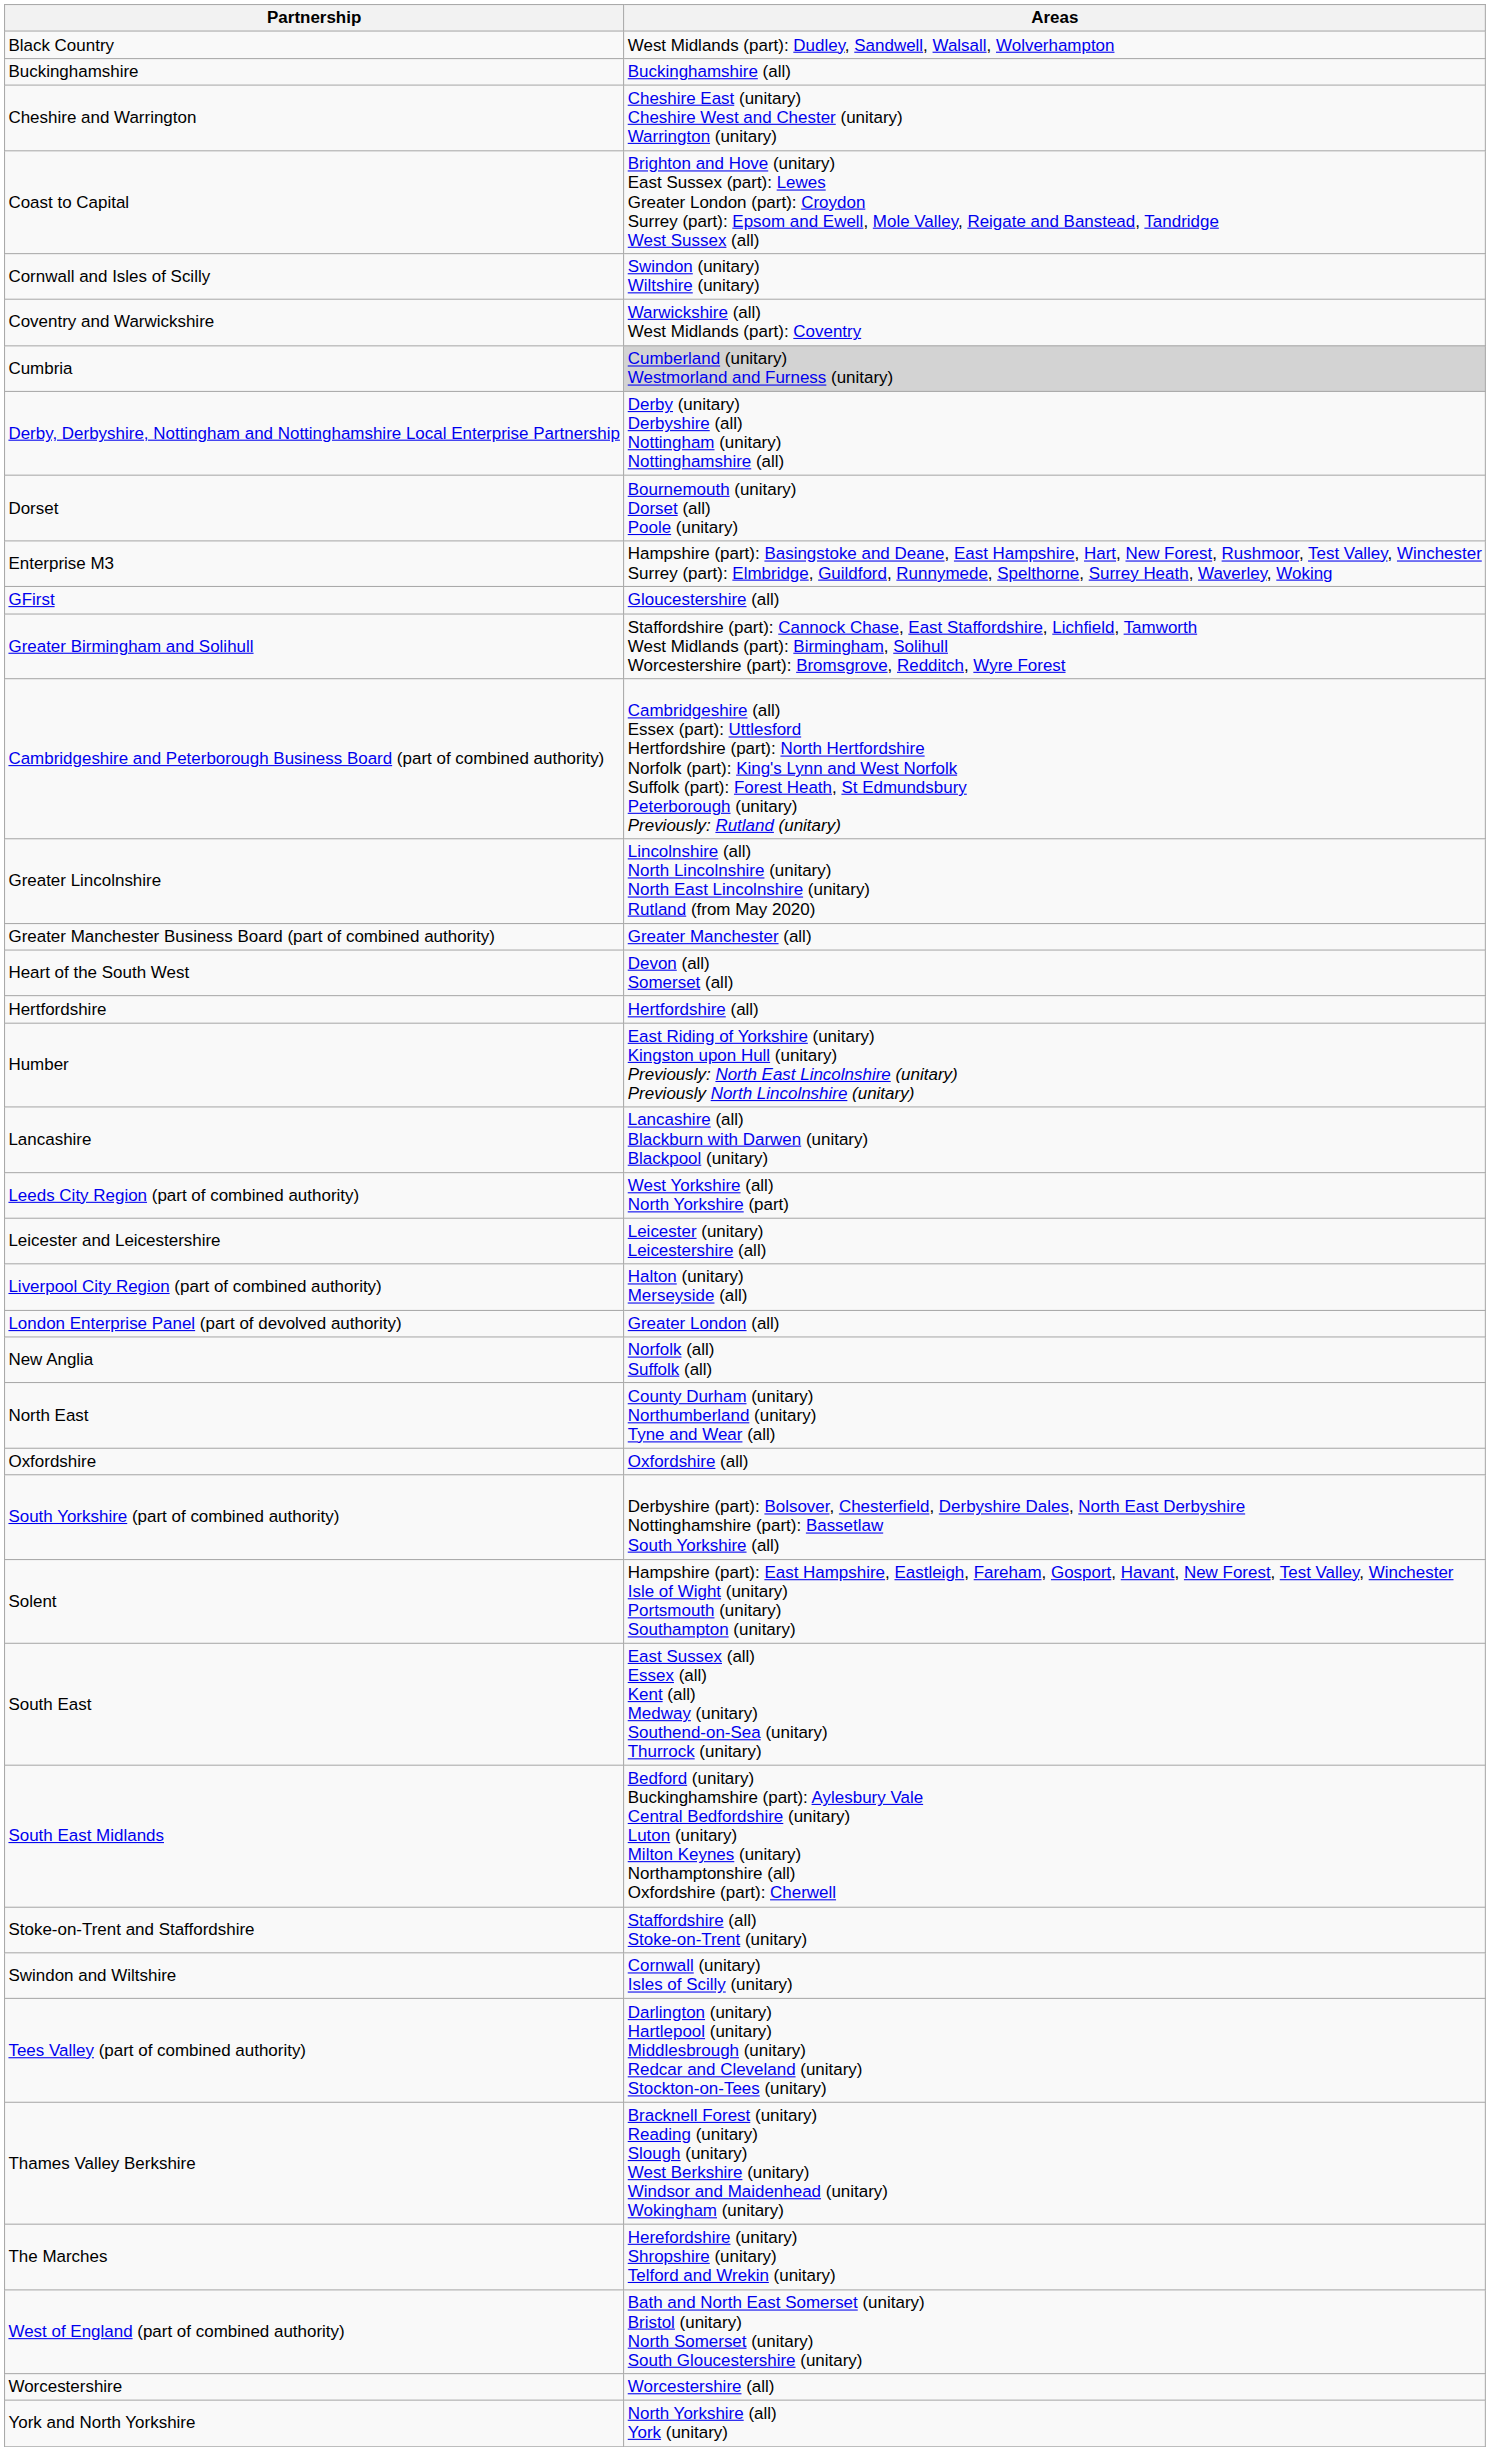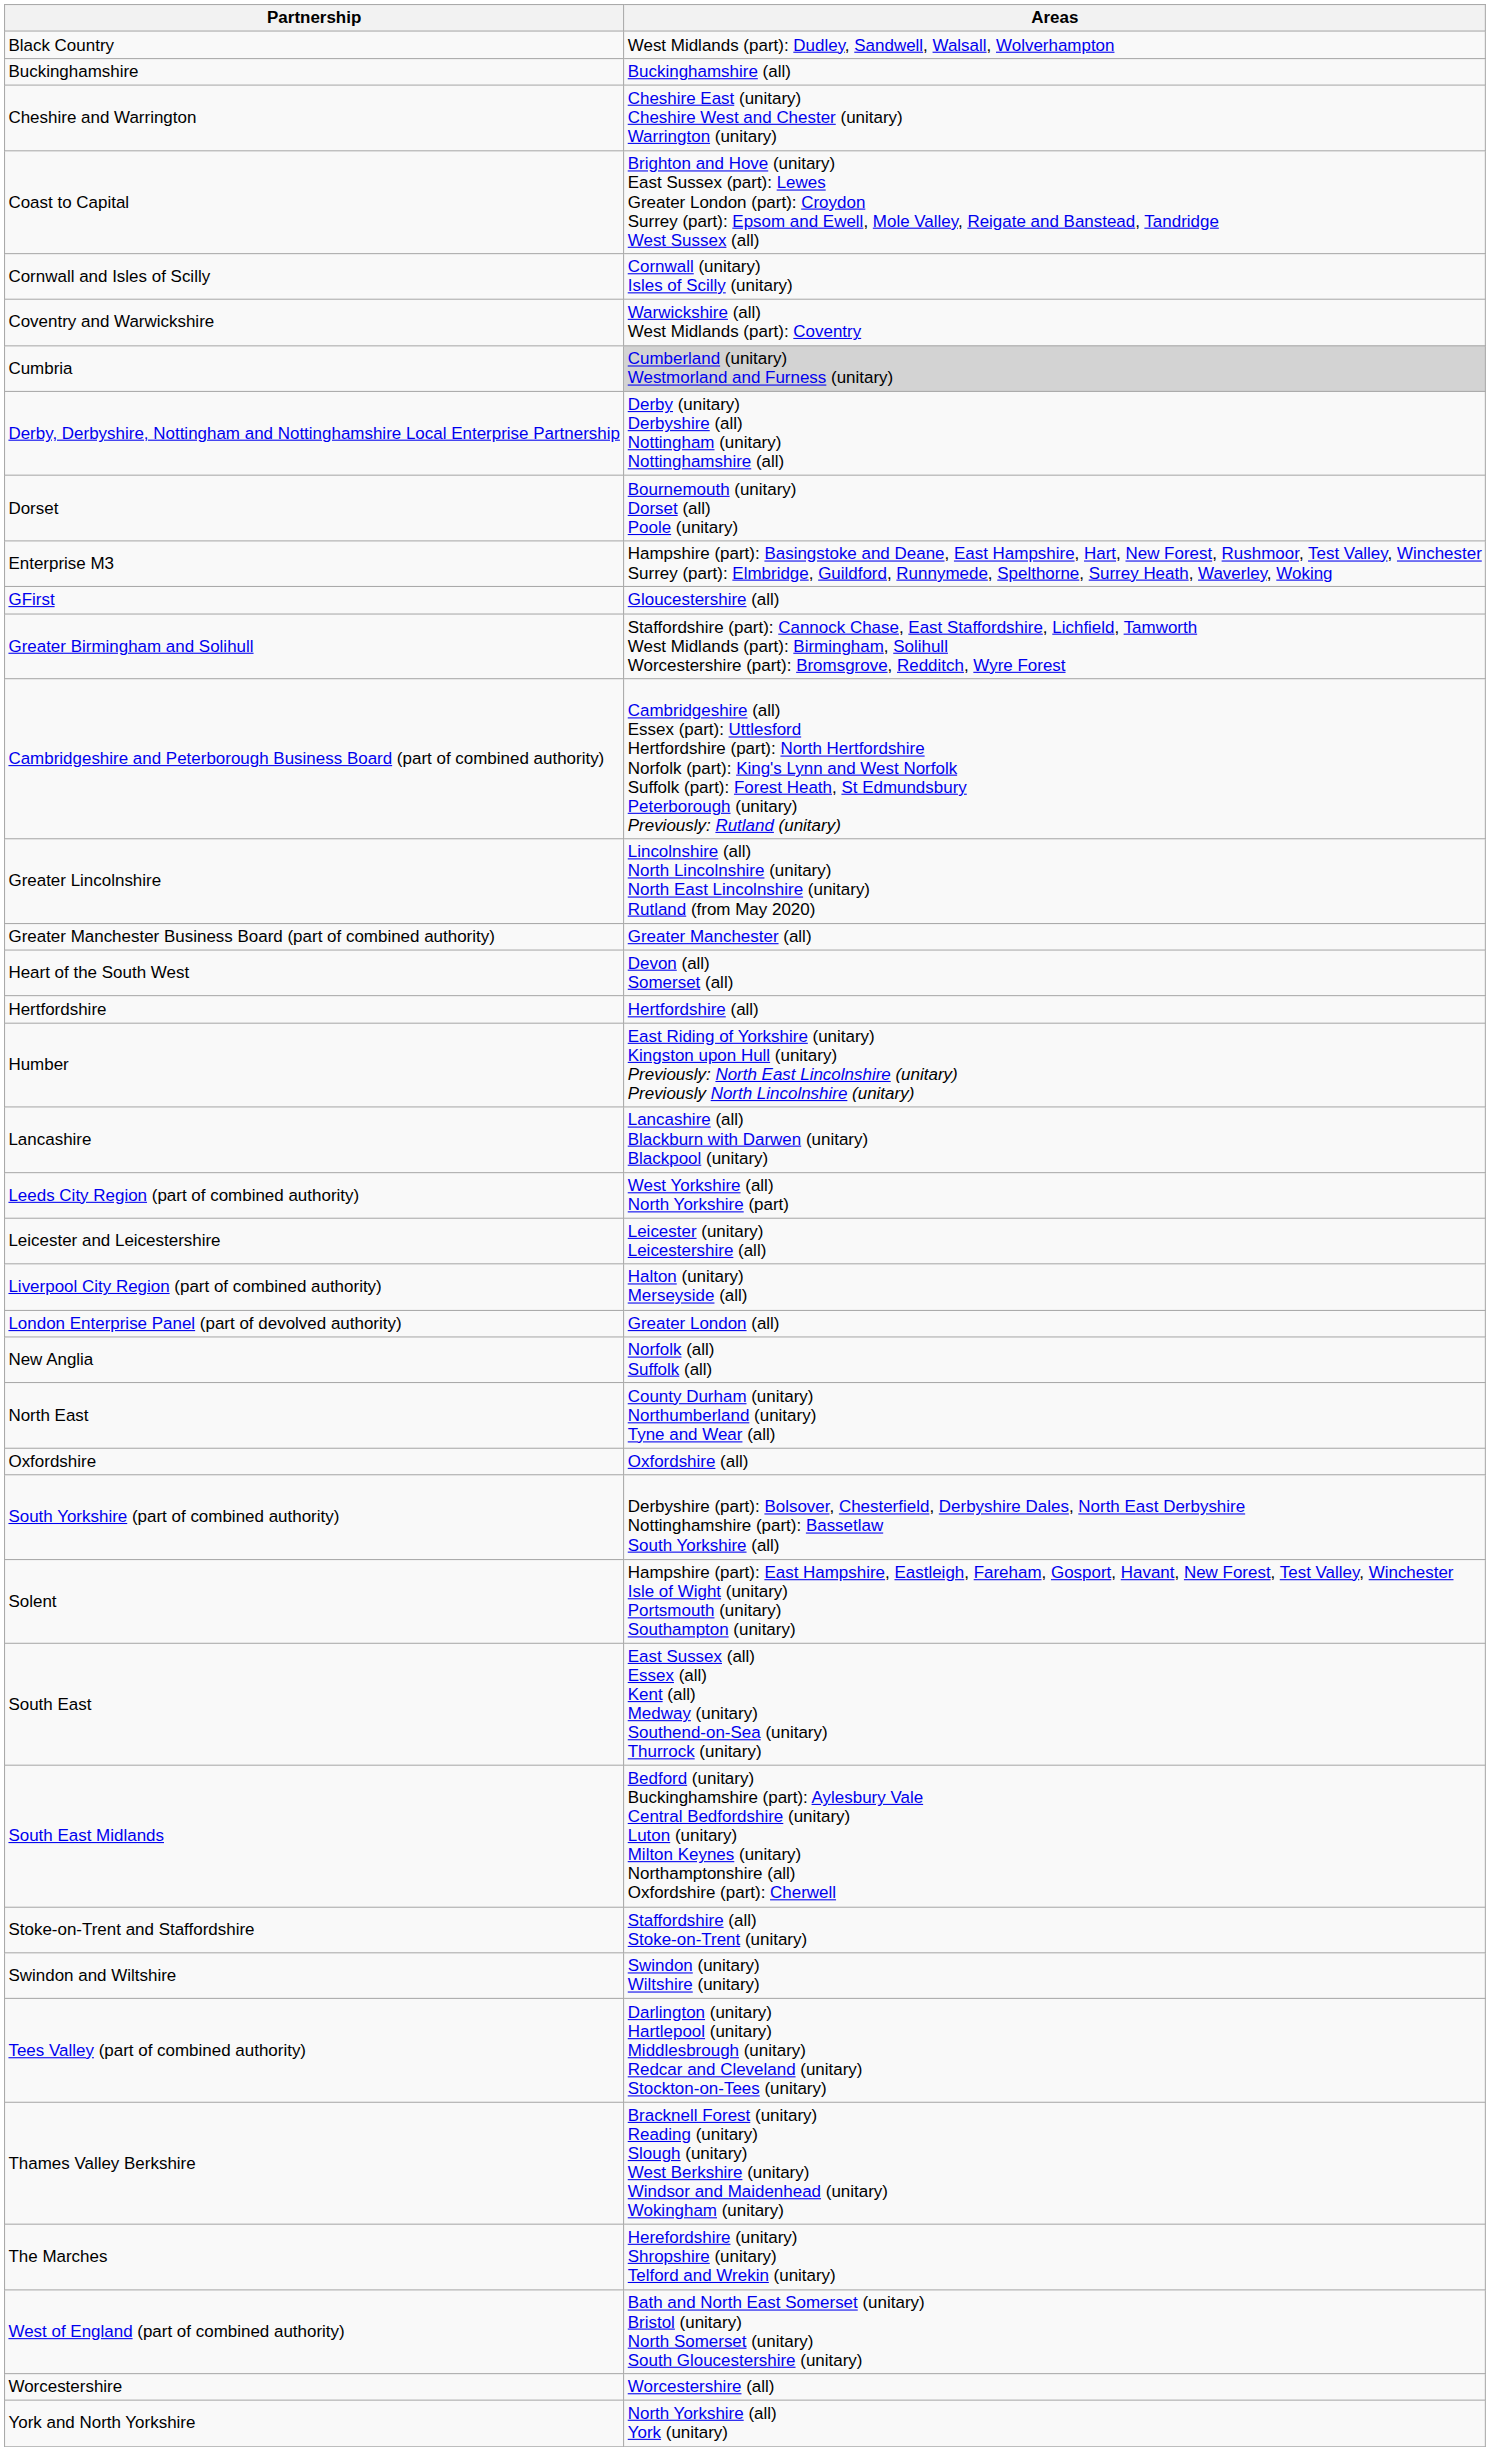(694, 276) Swindon (unitary) Wiltshire (unitary) -> (710, 276) Cornwall (unitary) Isles of Scilly (unitary)
(710, 1975) Cornwall (unitary) Isles of Scilly (unitary) -> (694, 1975) Swindon (unitary) Wiltshire (unitary)
